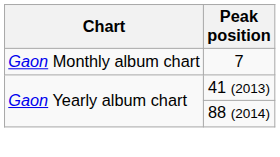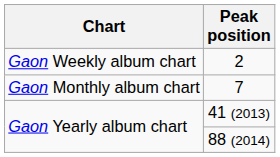+ row: (239, 61)
